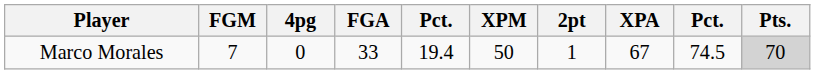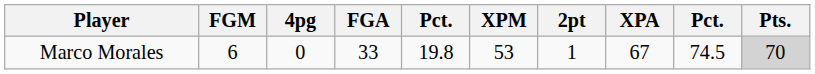(232, 52) 7 -> (232, 52) 6
(436, 52) 19.4 -> (436, 52) 19.8
(504, 52) 50 -> (504, 52) 53
